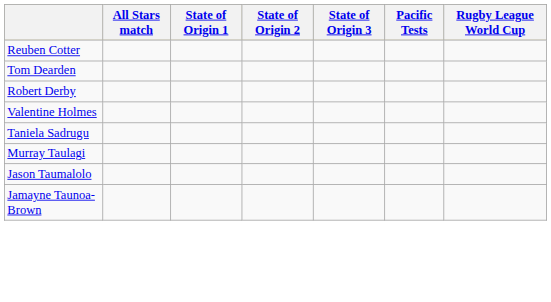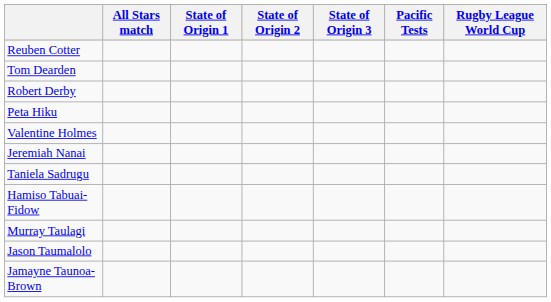+ row: (32, 112)
+ row: (46, 153)
+ row: (47, 202)
